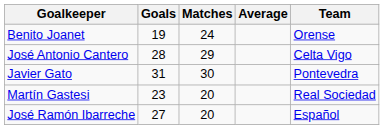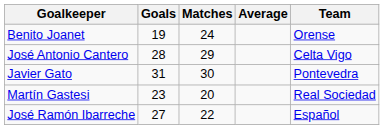(207, 114) 20 -> (207, 114) 22
